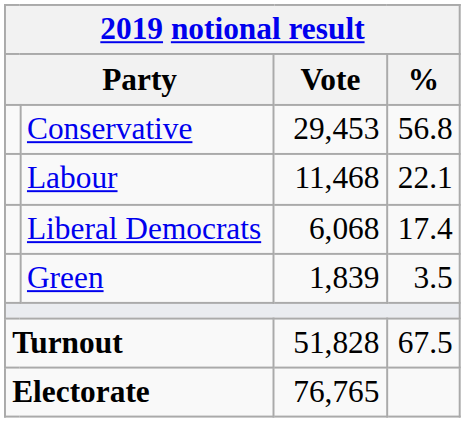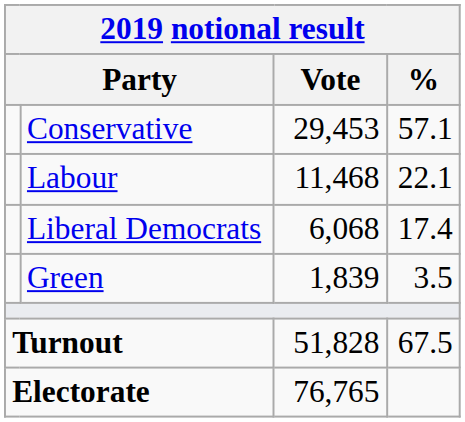(425, 128) 56.8 -> (425, 128) 57.1
